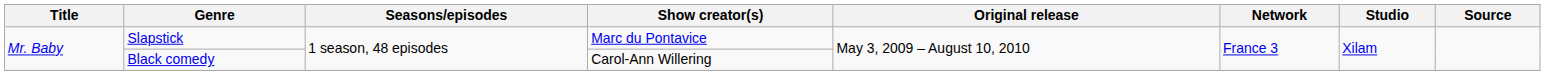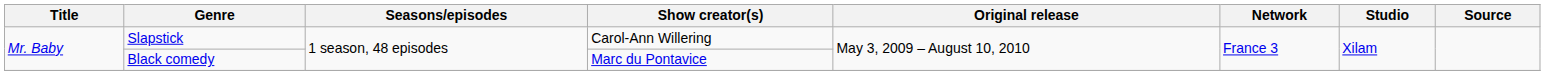(649, 38) Marc du Pontavice -> (651, 38) Carol-Ann Willering
(651, 60) Carol-Ann Willering -> (649, 60) Marc du Pontavice
